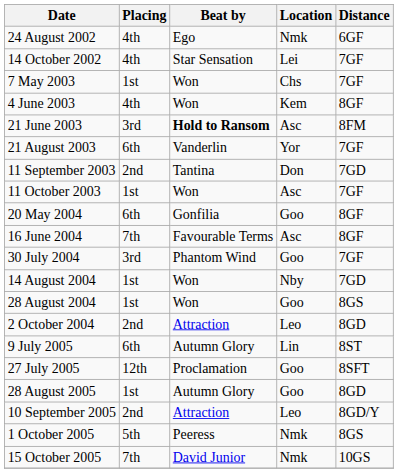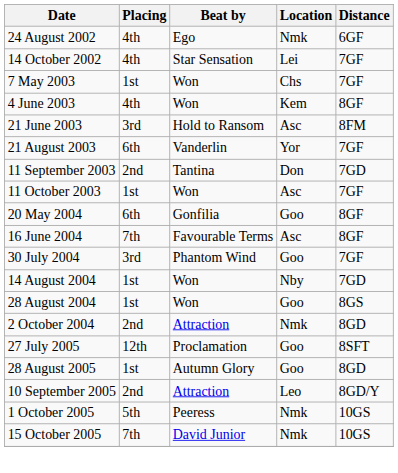(221, 125) bold -> (218, 125) normal
(290, 324) Leo -> (294, 324) Nmk
- row: (40, 346)
(351, 434) 8GS -> (355, 412) 10GS
